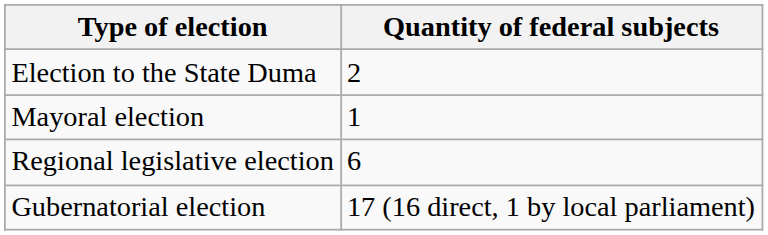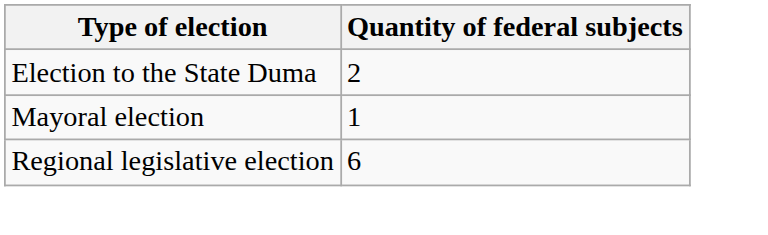- row: (138, 206)
